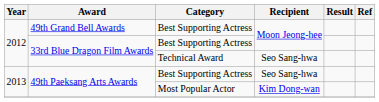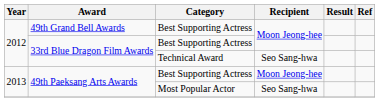(289, 74) Seo Sang-hwa -> (289, 74) Moon Jeong-hee
(289, 89) Kim Dong-wan -> (289, 89) Seo Sang-hwa
